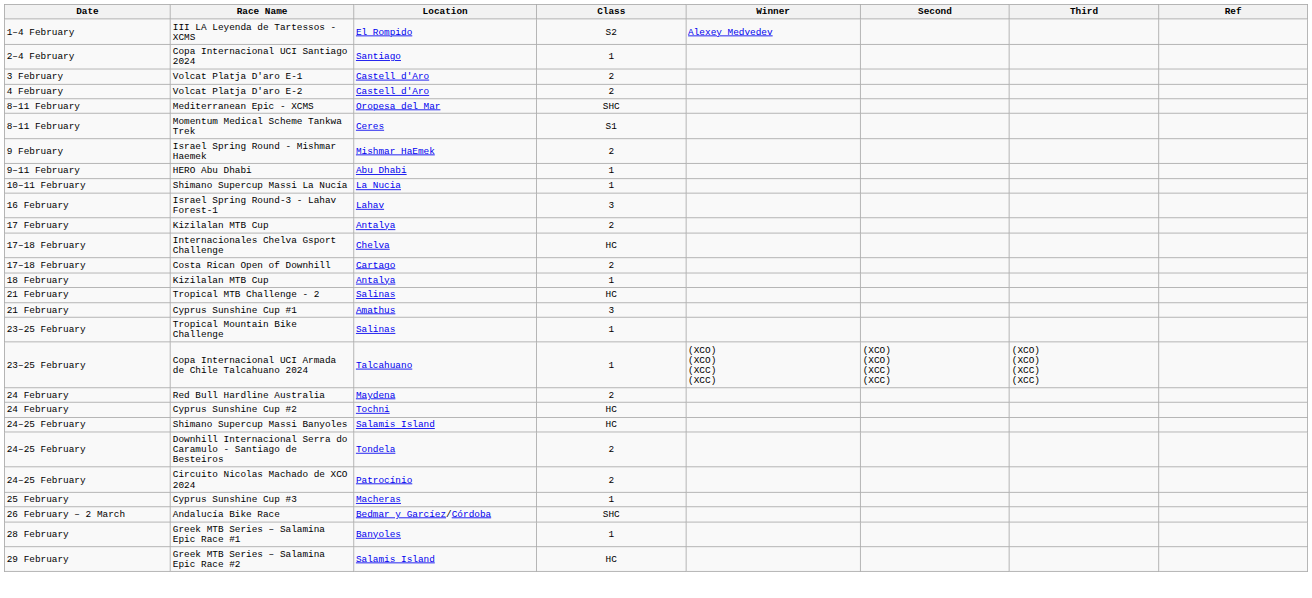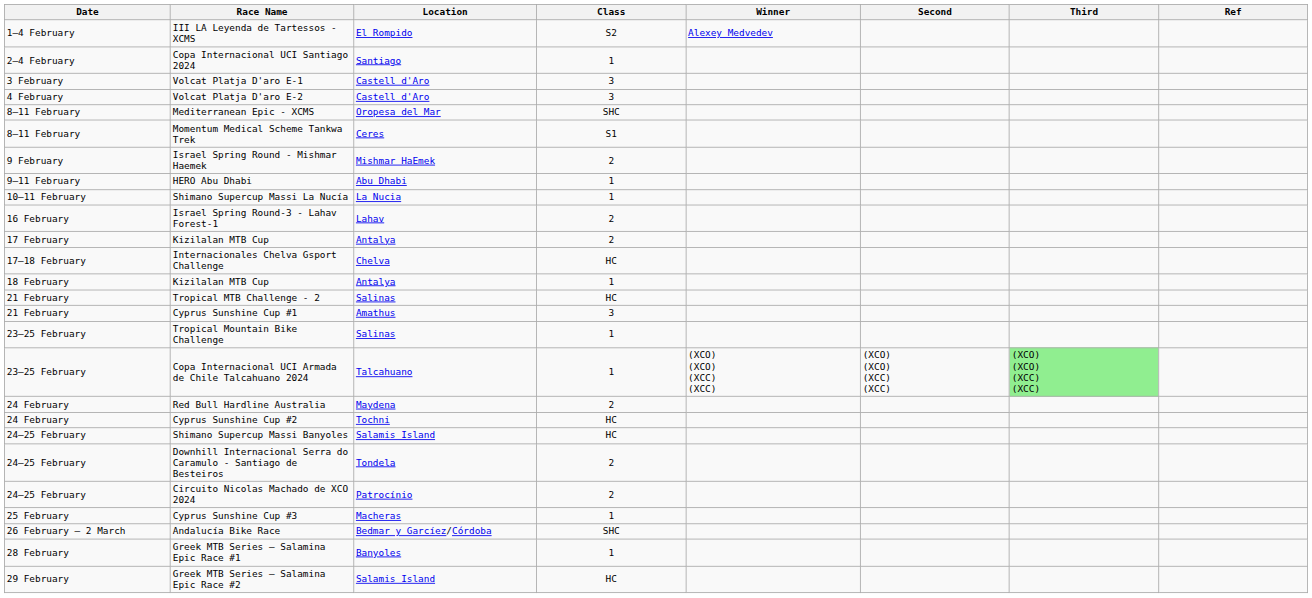(611, 77) 2 -> (611, 81) 3
(611, 91) 2 -> (611, 97) 3
(611, 206) 3 -> (611, 218) 2
- row: (46, 265)
(1026, 365) no background -> (1026, 372) lightgreen background
